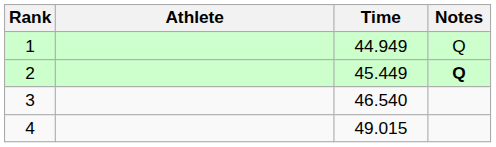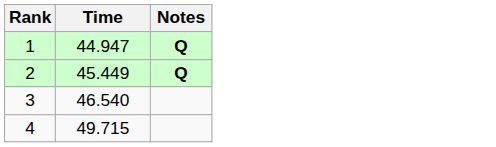- column: (195, 18)
(381, 45) 44.949 -> (103, 45) 44.947
(459, 45) normal -> (181, 45) bold
(381, 127) 49.015 -> (103, 127) 49.715
